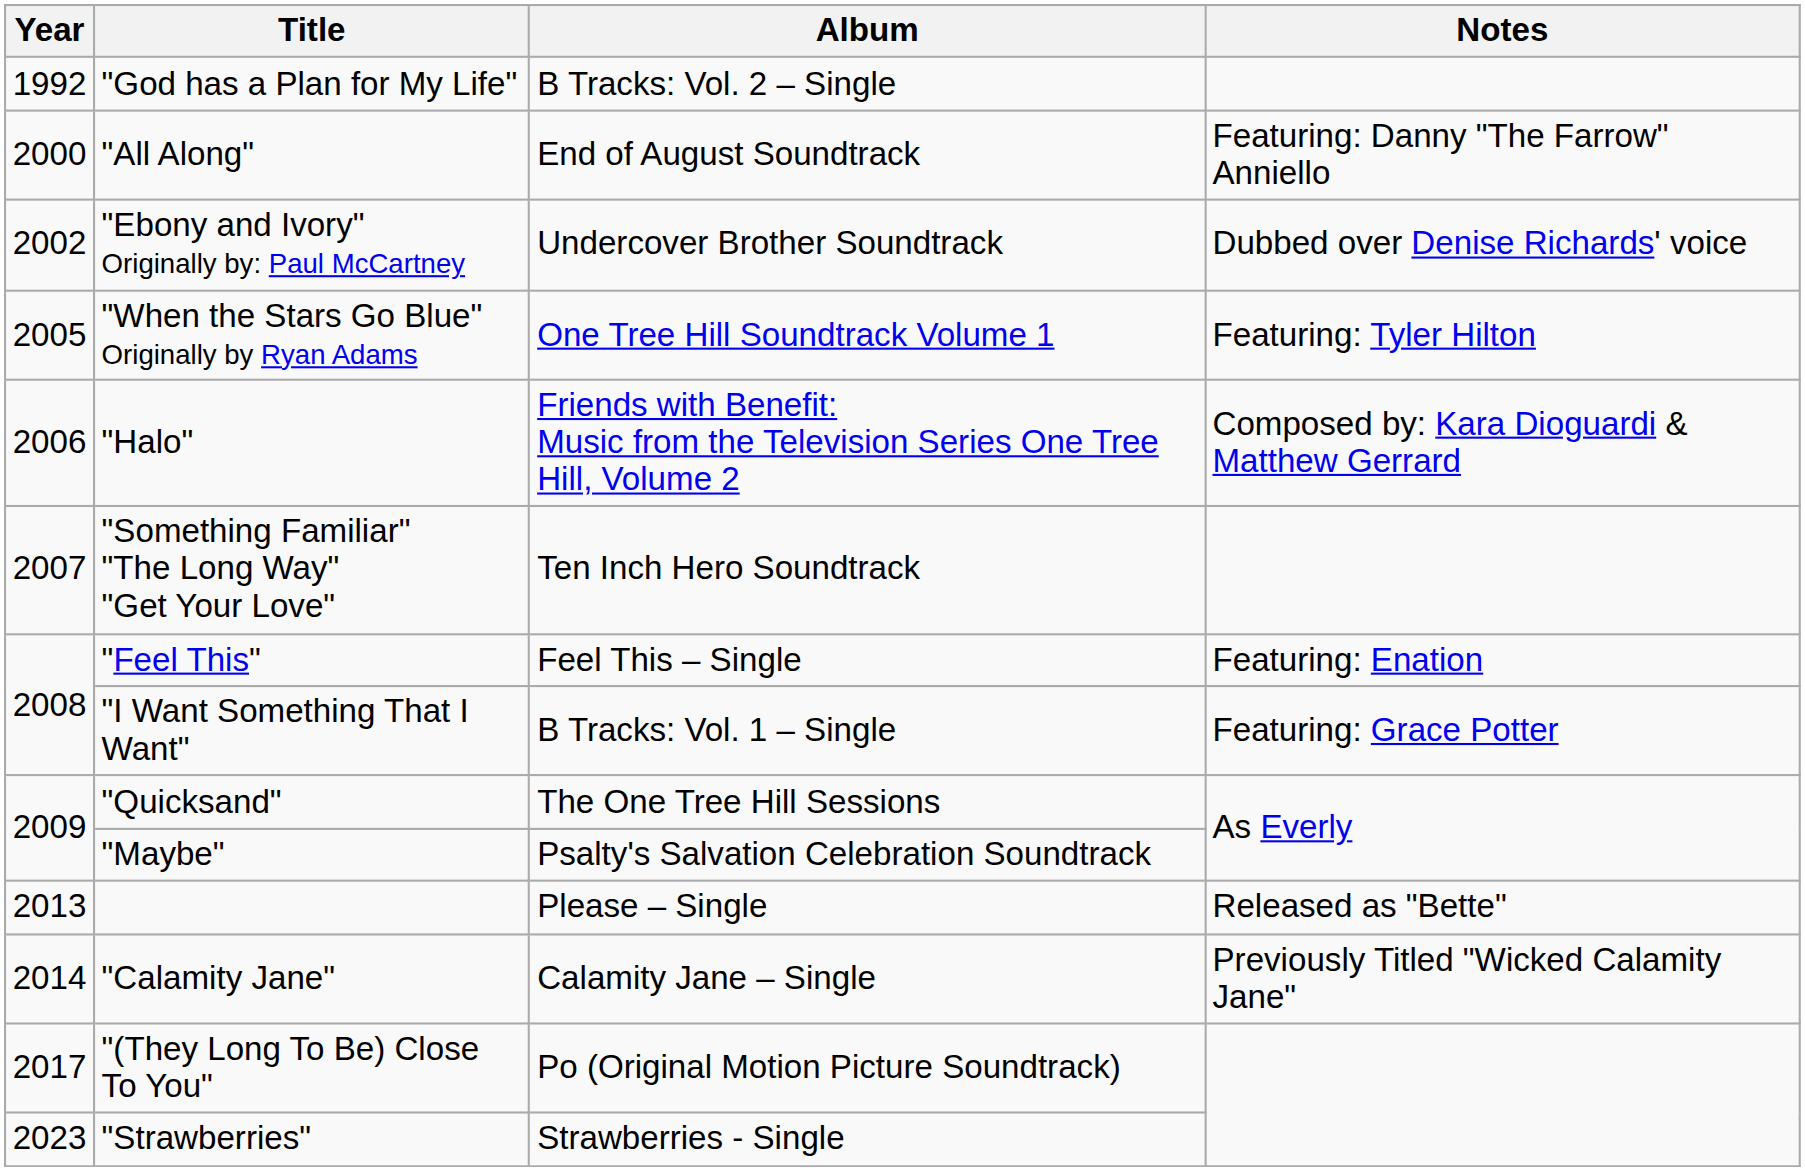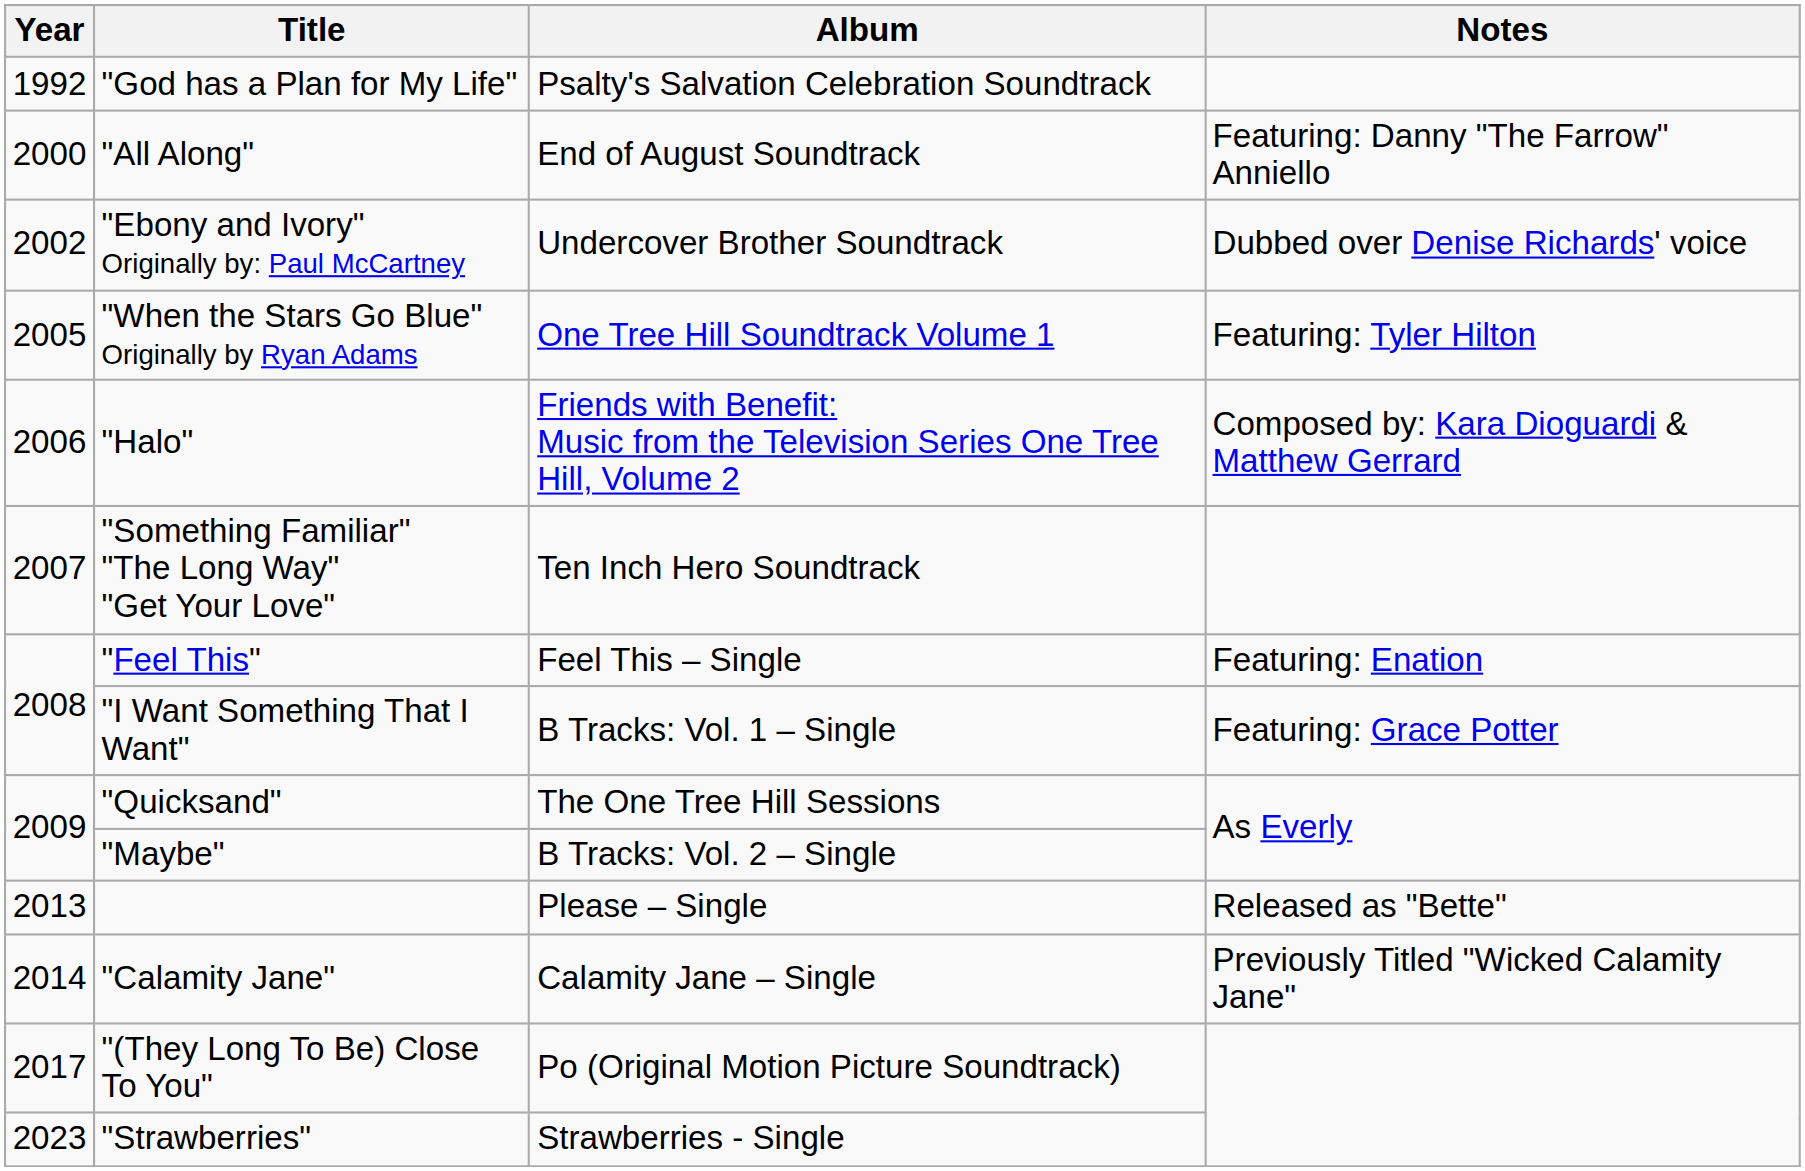(717, 83) B Tracks: Vol. 2 – Single -> (844, 83) Psalty's Salvation Celebration Soundtrack
(844, 854) Psalty's Salvation Celebration Soundtrack -> (717, 854) B Tracks: Vol. 2 – Single
